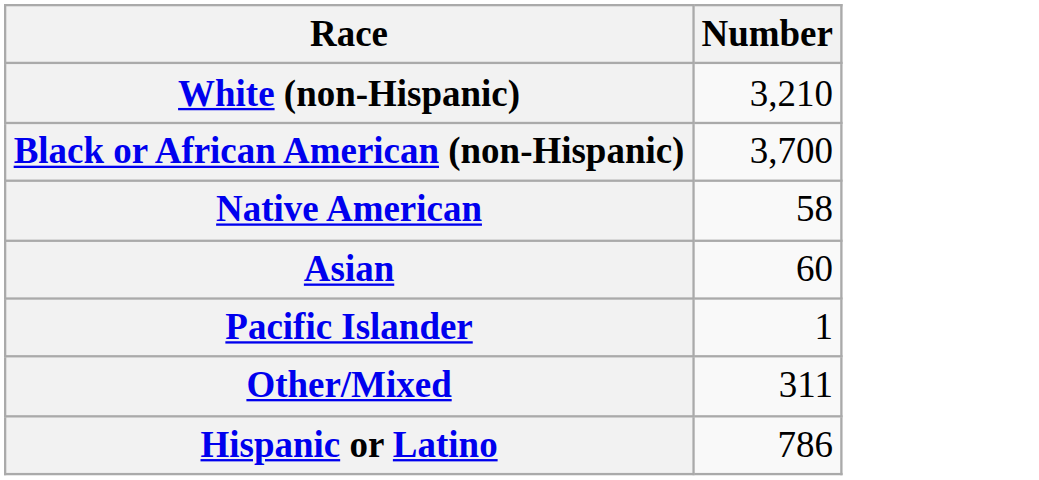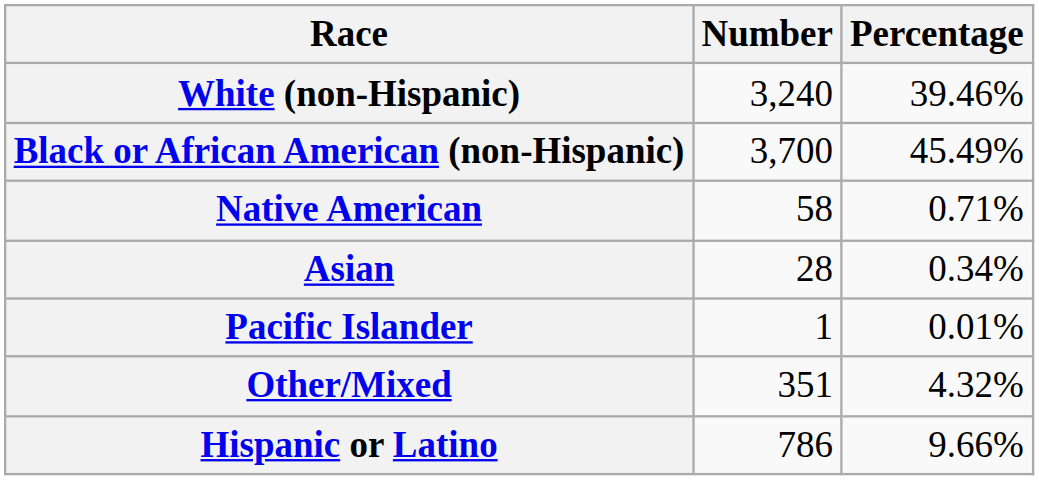+ column: (937, 33)
(791, 92) 3,210 -> (791, 92) 3,240
(814, 268) 60 -> (814, 268) 28
(806, 385) 311 -> (805, 385) 351
